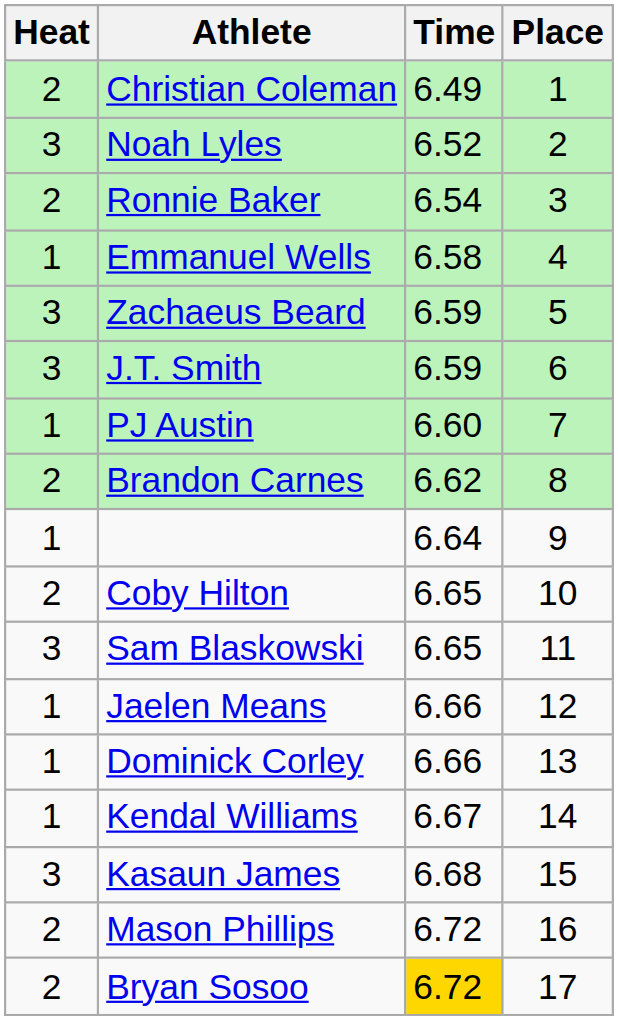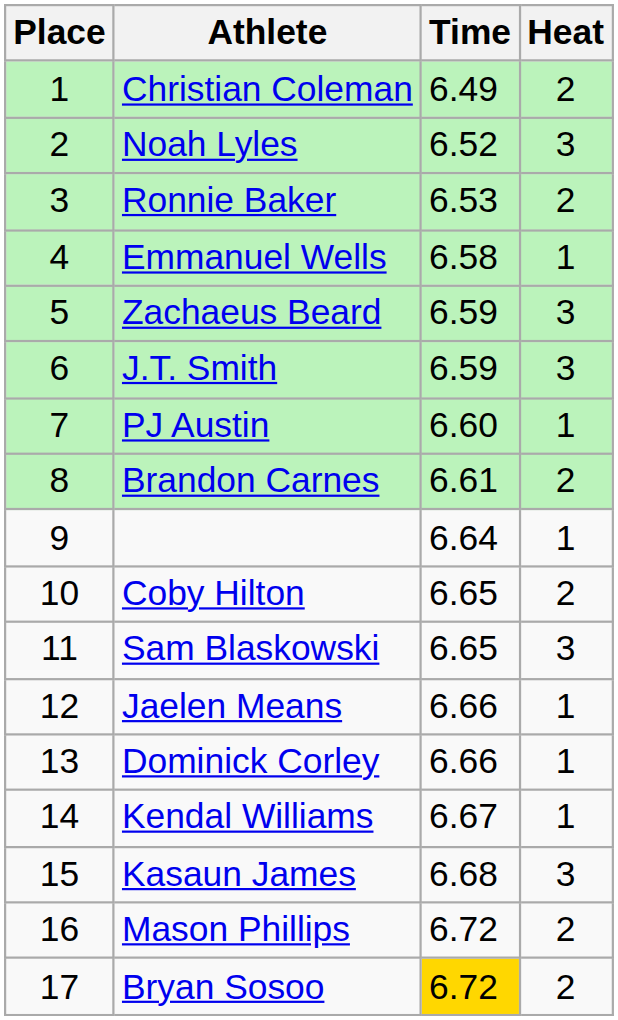columns swapped: (558, 32) <-> (52, 32)
(448, 200) 6.54 -> (464, 200) 6.53
(448, 481) 6.62 -> (464, 481) 6.61
